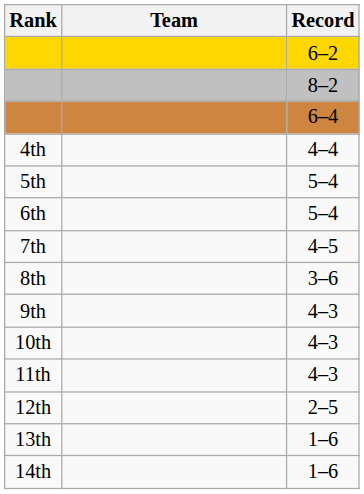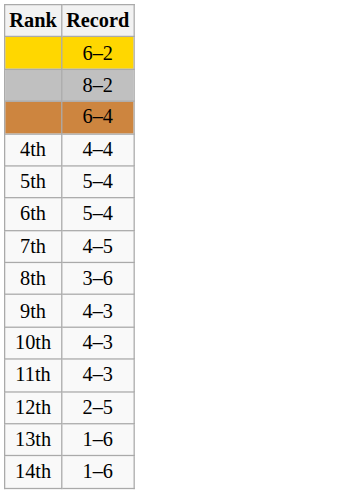- column: (174, 20)
